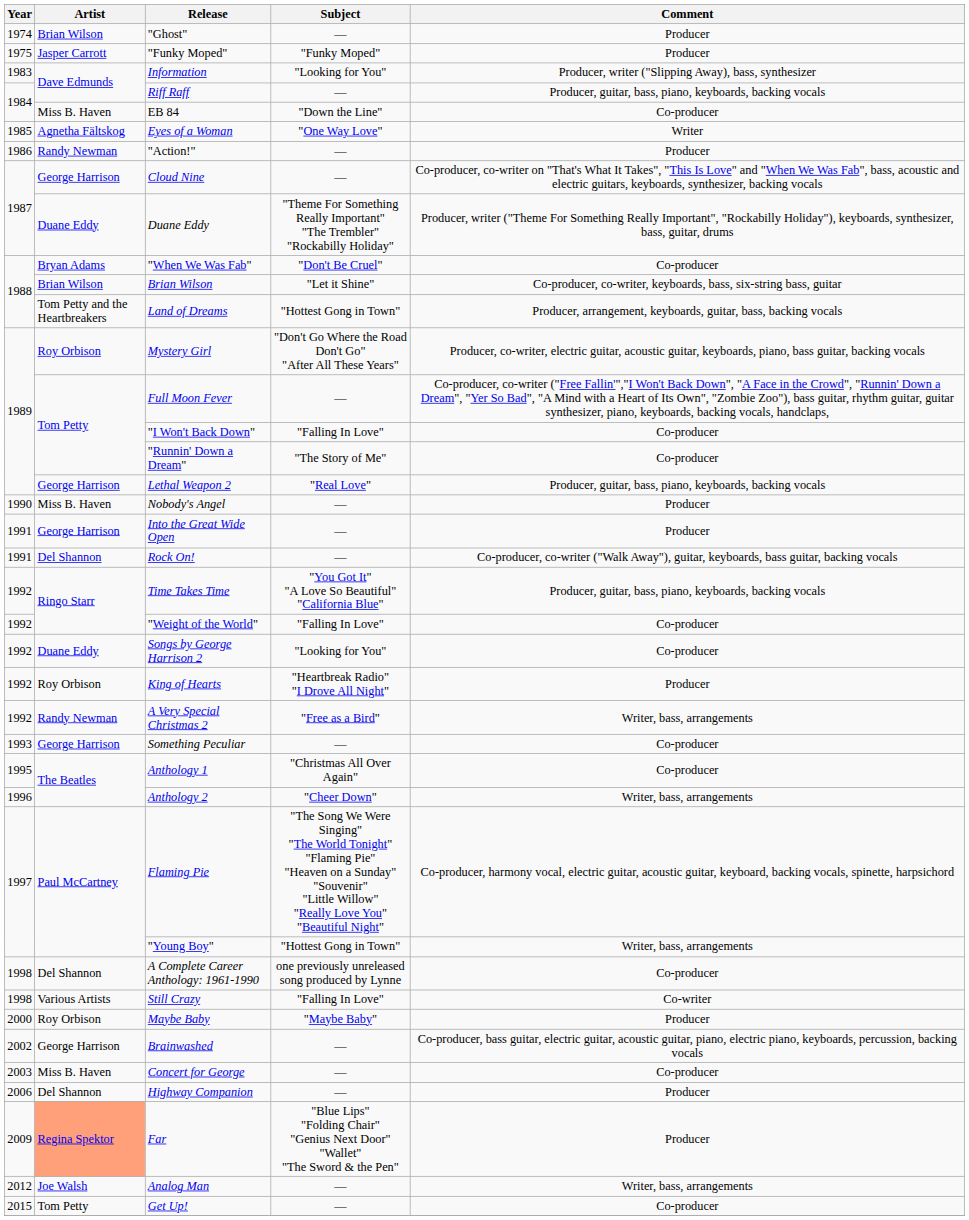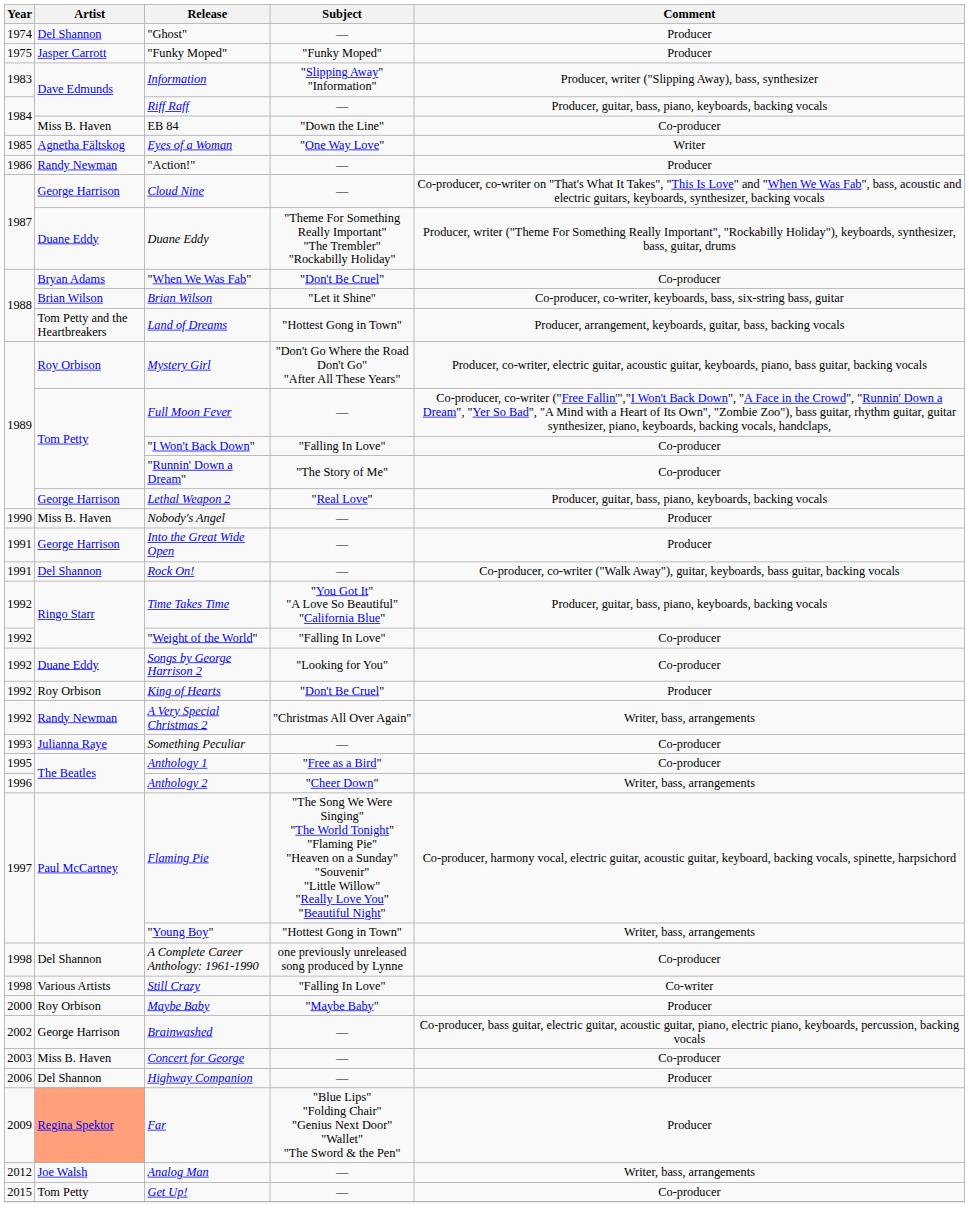(70, 33) Brian Wilson -> (70, 33) Del Shannon
(340, 72) "Looking for You" -> (342, 79) "Slipping Away" "Information"
(340, 684) "Heartbreak Radio" "I Drove All Night" -> (342, 691) "Don't Be Cruel"
(340, 717) "Free as a Bird" -> (342, 717) "Christmas All Over Again"
(79, 744) George Harrison -> (72, 744) Julianna Raye
(340, 770) "Christmas All Over Again" -> (342, 763) "Free as a Bird"
